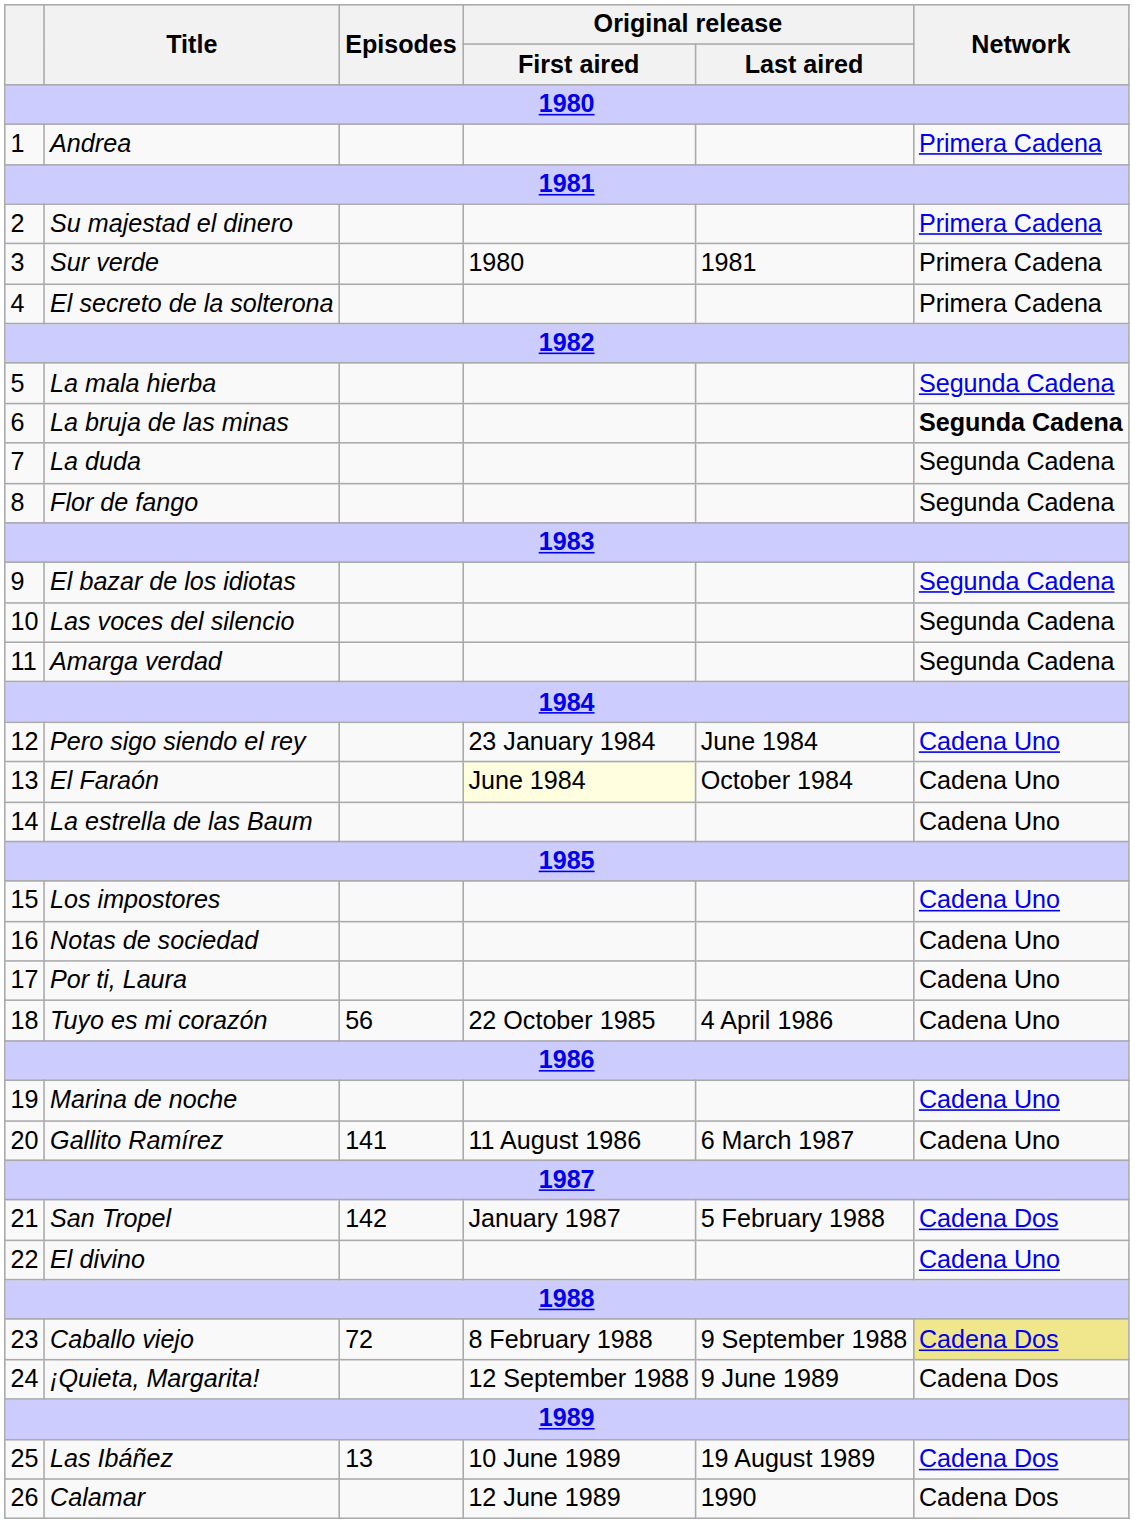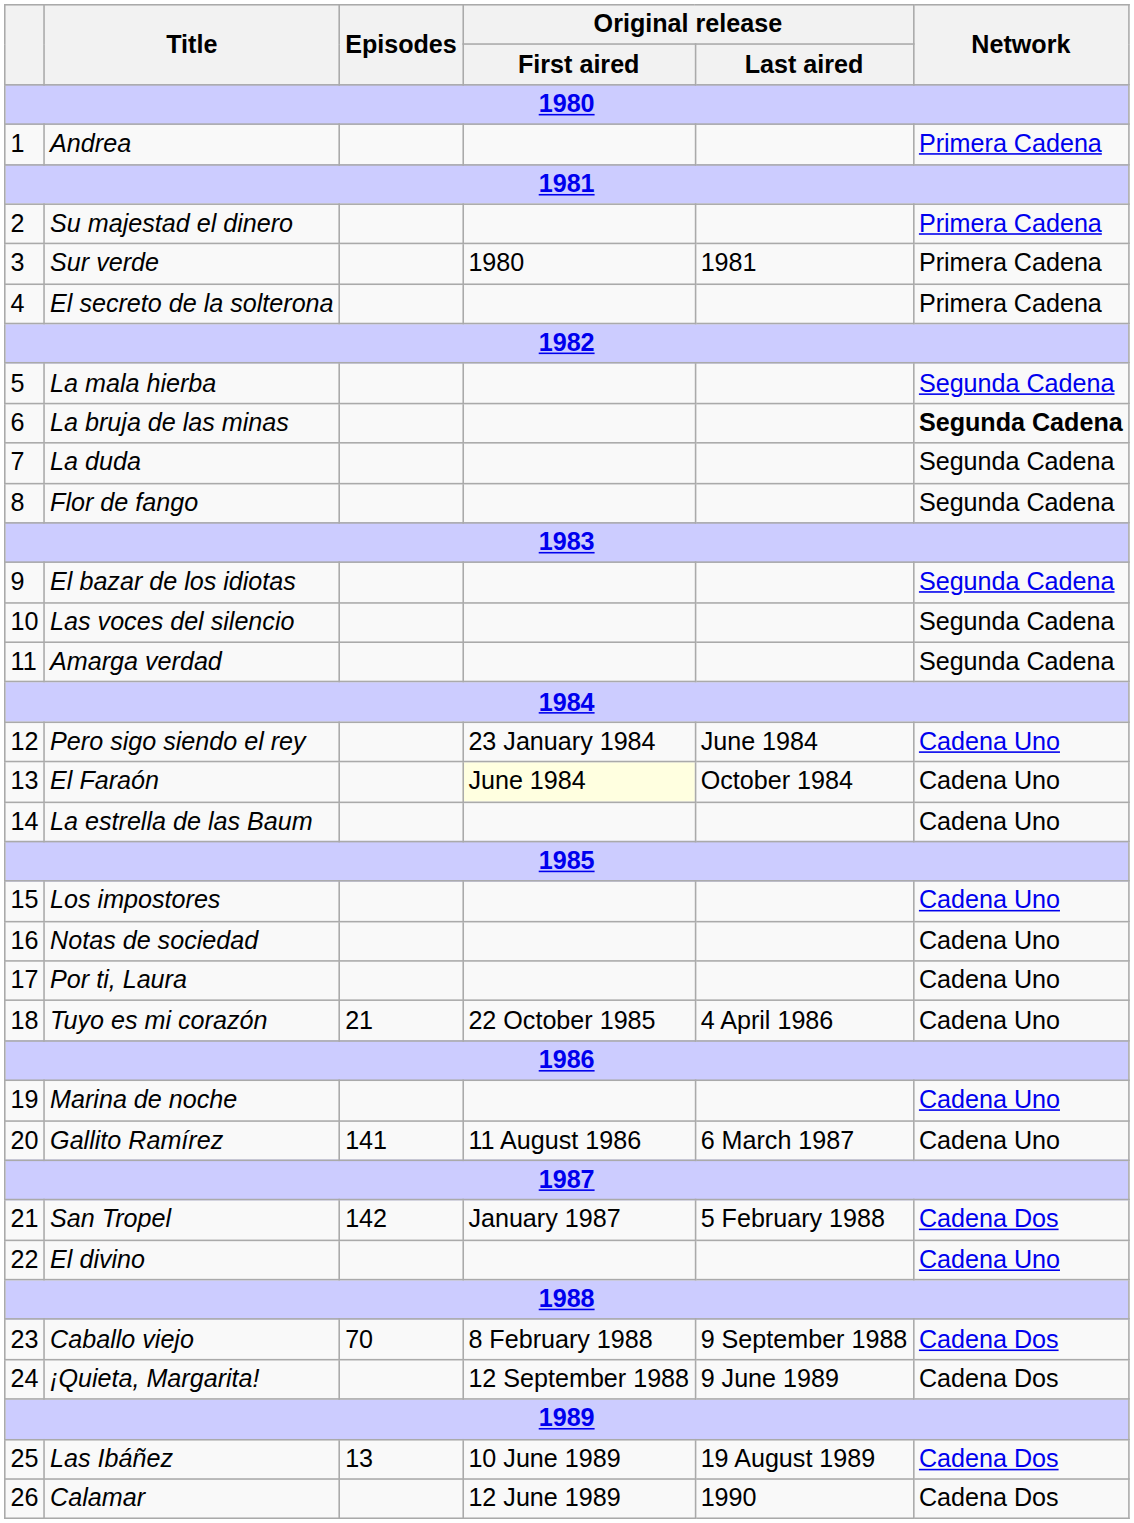(359, 1020) 56 -> (359, 1020) 21
(359, 1339) 72 -> (359, 1339) 70
(989, 1339) khaki background -> (989, 1339) no background
